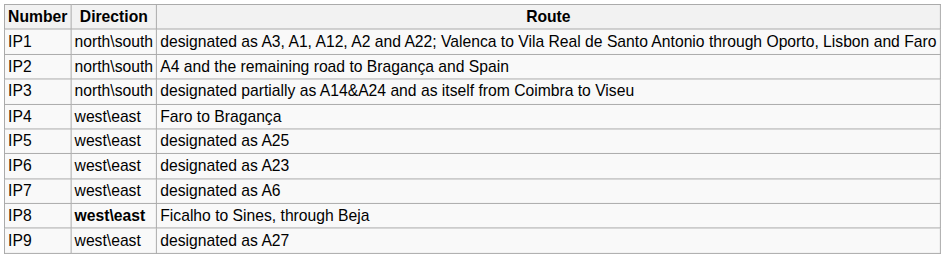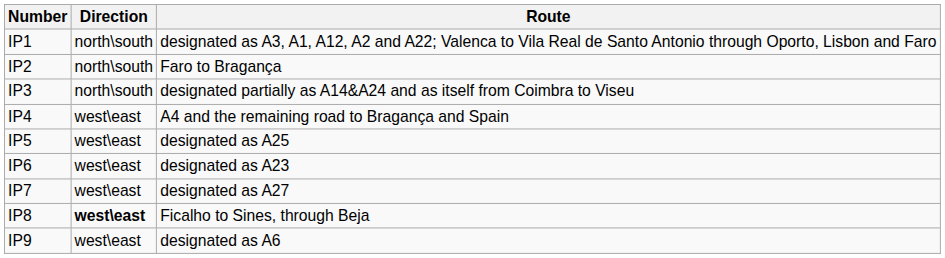(335, 66) A4 and the remaining road to Bragança and Spain -> (221, 66) Faro to Bragança
(221, 116) Faro to Bragança -> (335, 116) A4 and the remaining road to Bragança and Spain
(220, 191) designated as A6 -> (225, 191) designated as A27
(225, 240) designated as A27 -> (220, 240) designated as A6
